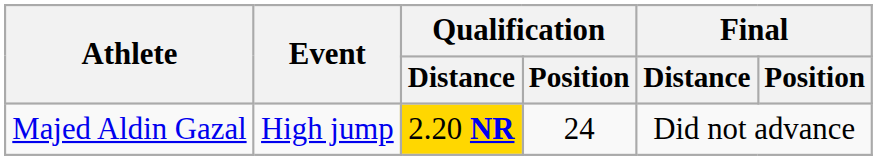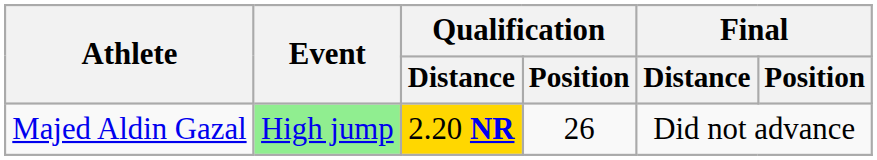(327, 129) no background -> (327, 129) lightgreen background
(579, 129) 24 -> (579, 129) 26
